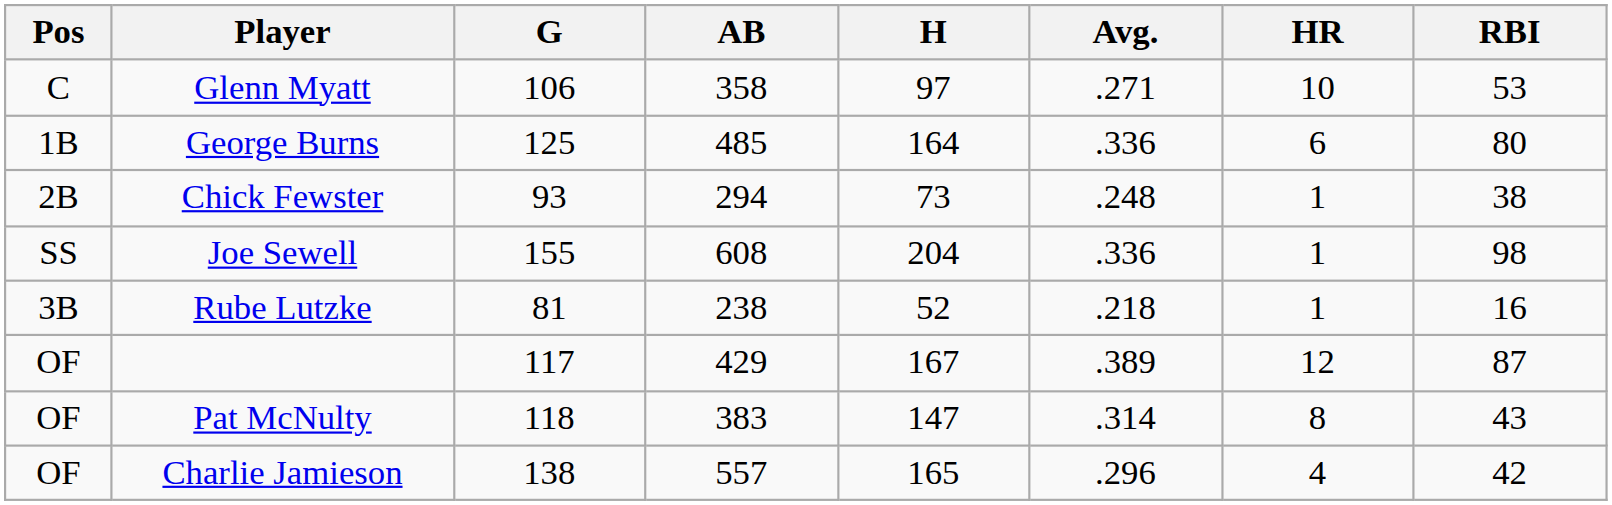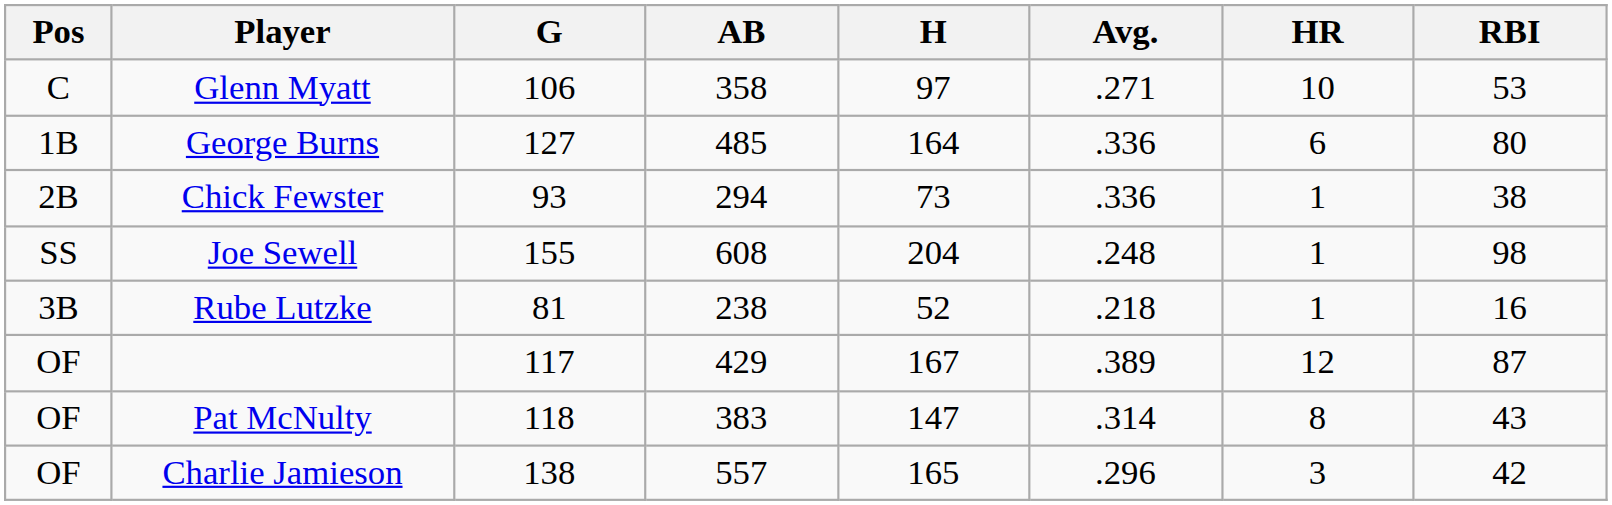(549, 142) 125 -> (549, 142) 127
(1125, 197) .248 -> (1125, 197) .336
(1125, 252) .336 -> (1125, 252) .248
(1317, 472) 4 -> (1317, 472) 3
